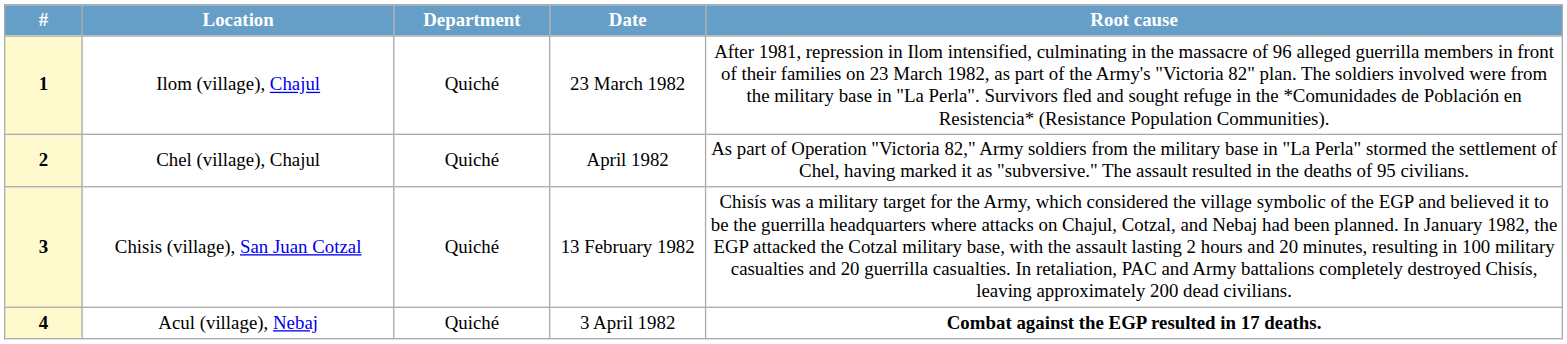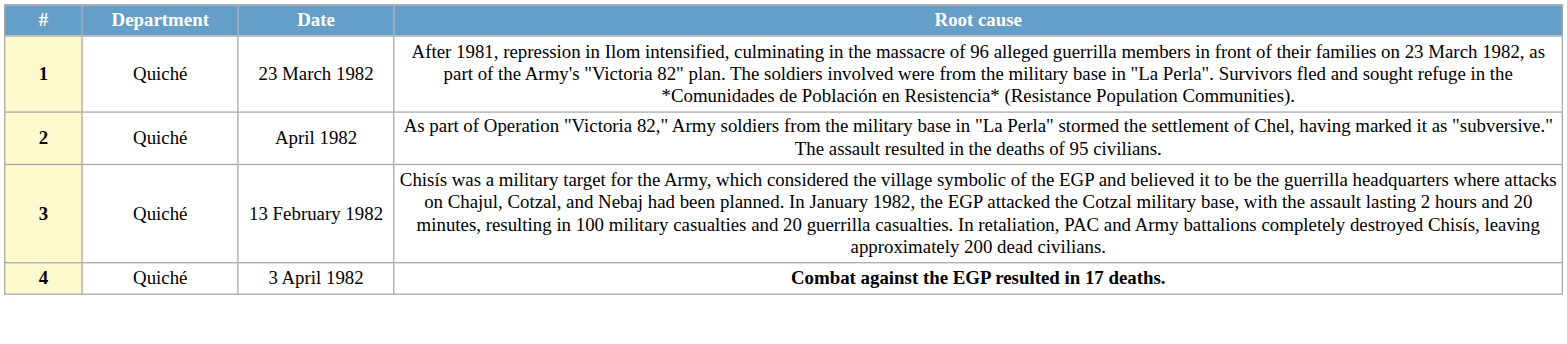- column: (238, 20)
